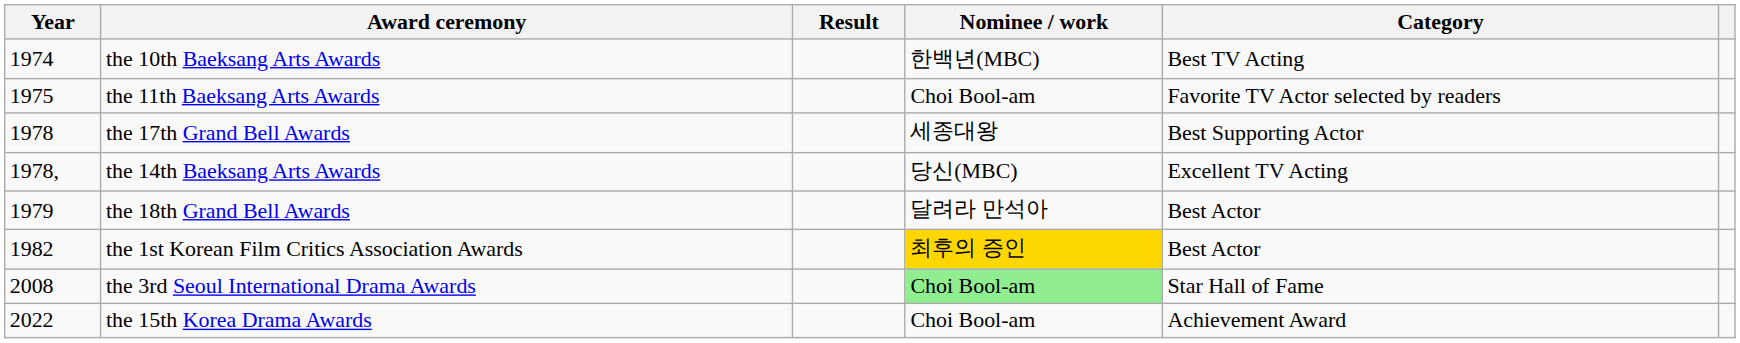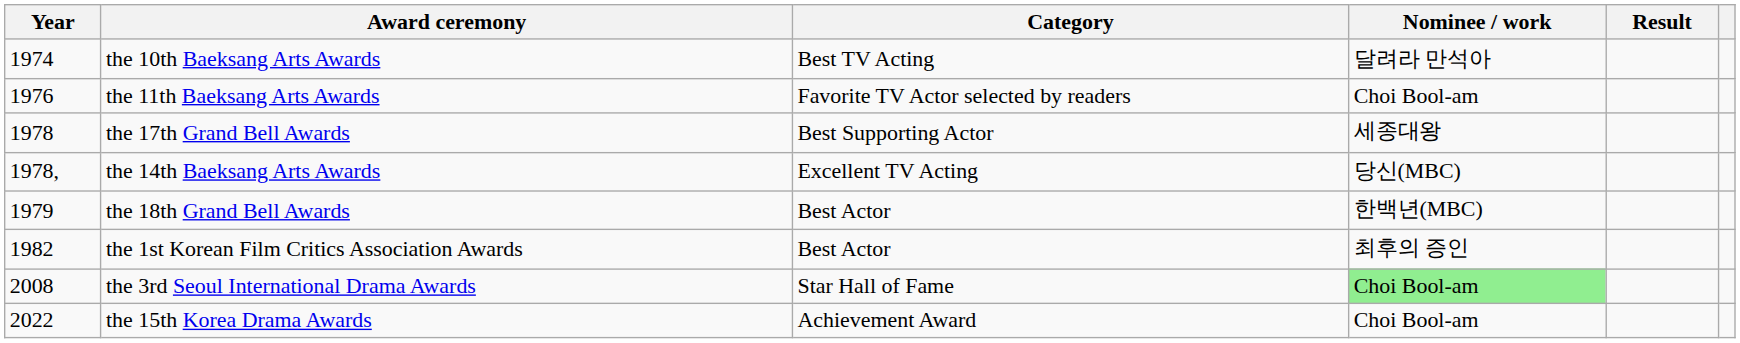columns swapped: (1440, 21) <-> (849, 21)
(975, 58) 한백년(MBC) -> (1422, 58) 달려라 만석아
(32, 95) 1975 -> (32, 95) 1976
(979, 209) 달려라 만석아 -> (1418, 209) 한백년(MBC)
(968, 248) gold background -> (1411, 248) no background
